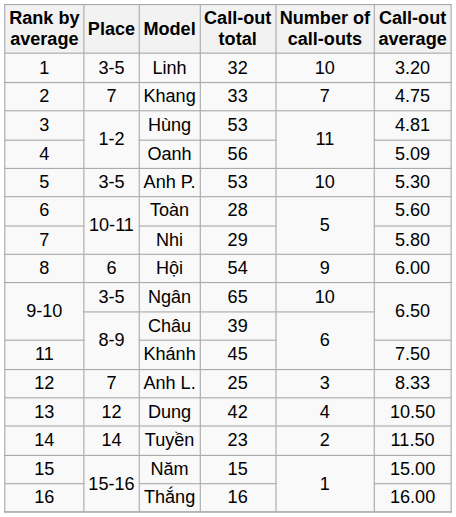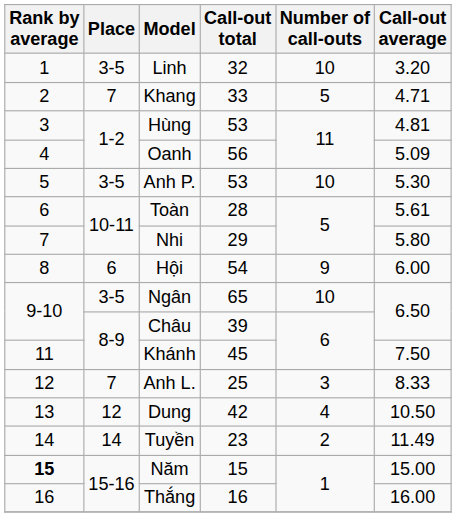(325, 96) 7 -> (325, 96) 5
(413, 96) 4.75 -> (413, 96) 4.71
(413, 211) 5.60 -> (413, 211) 5.61
(413, 440) 11.50 -> (413, 440) 11.49
(44, 469) normal -> (44, 469) bold
